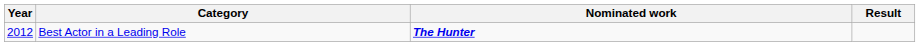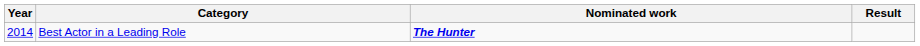(20, 32) 2012 -> (20, 32) 2014
